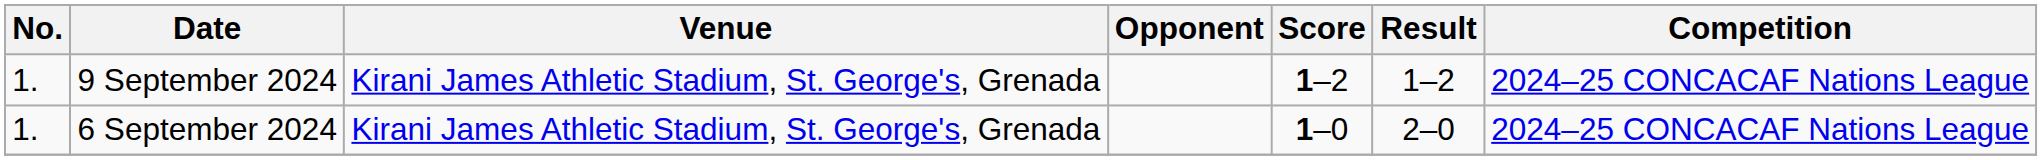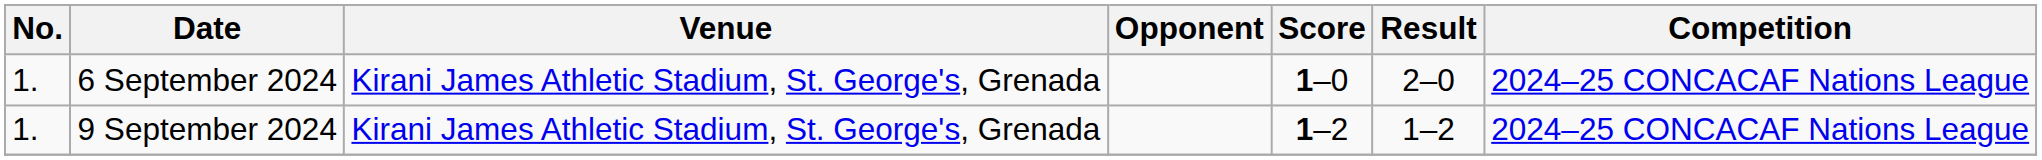rows swapped: (207, 129) <-> (207, 79)
